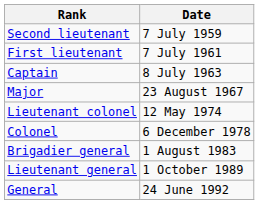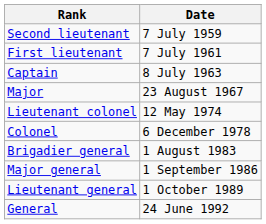+ row: (54, 170)
